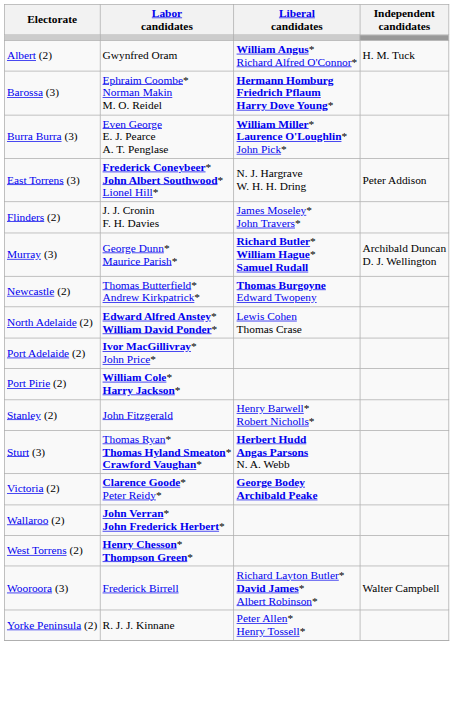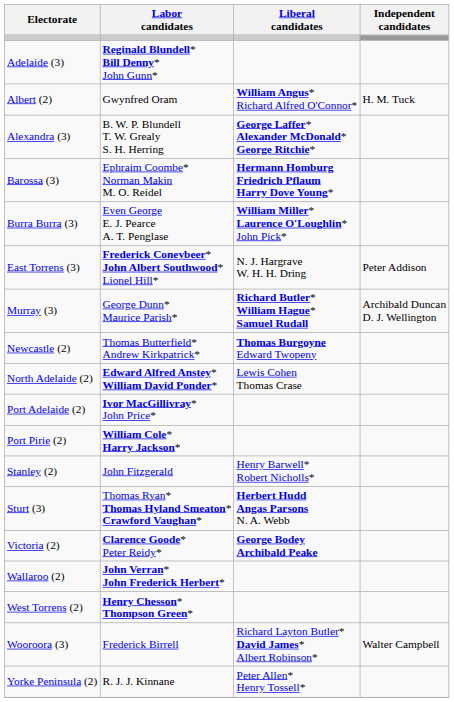+ row: (36, 62)
+ row: (39, 136)
- row: (34, 217)
